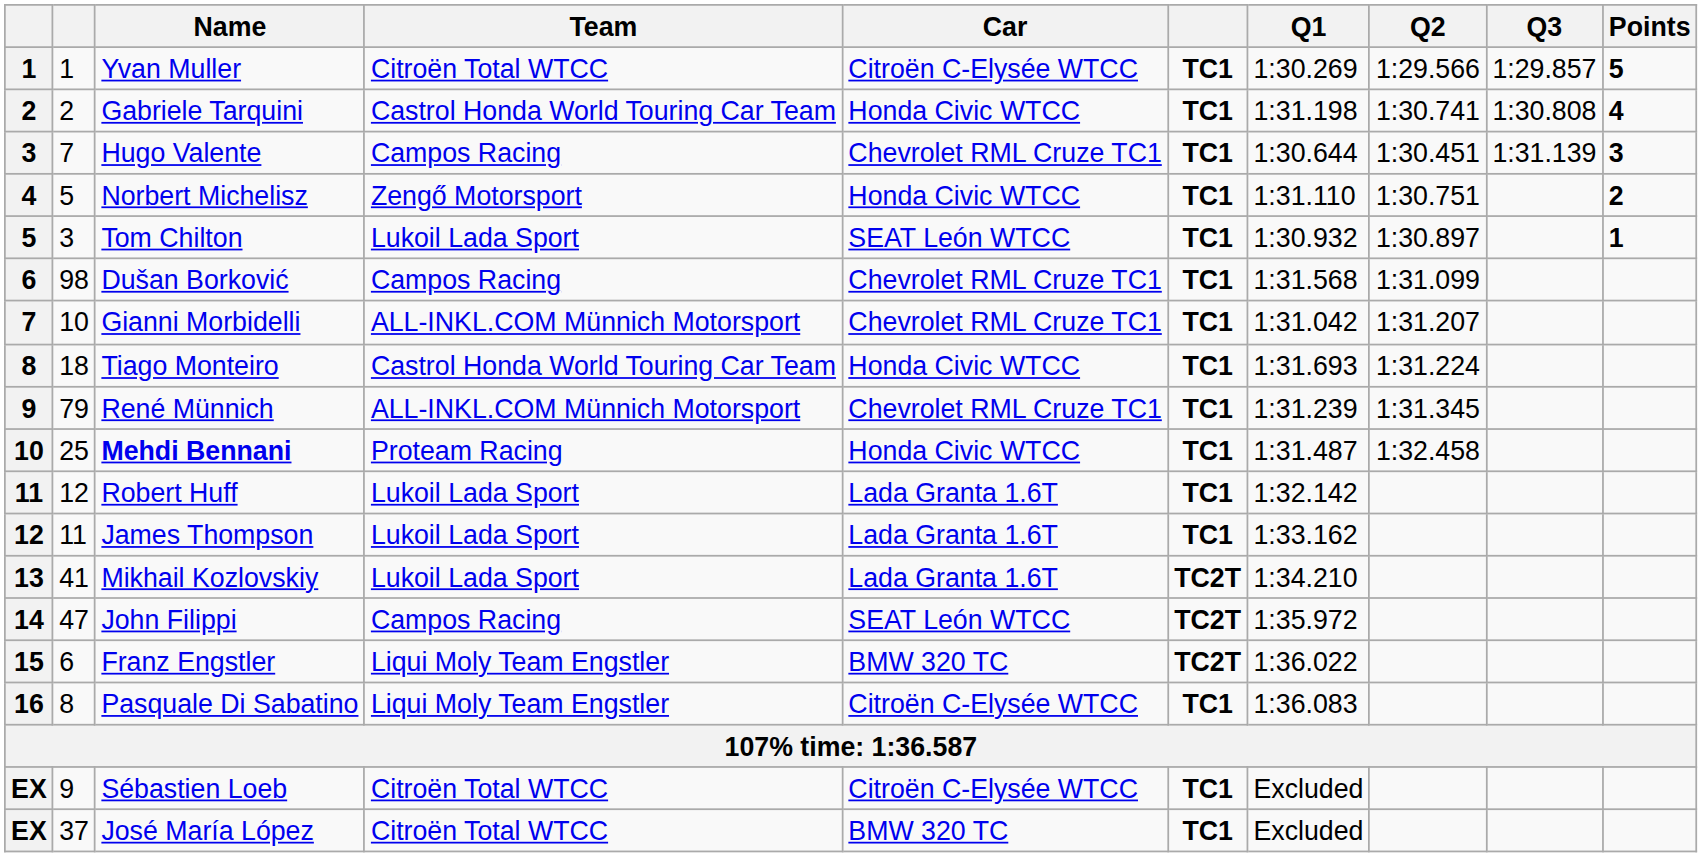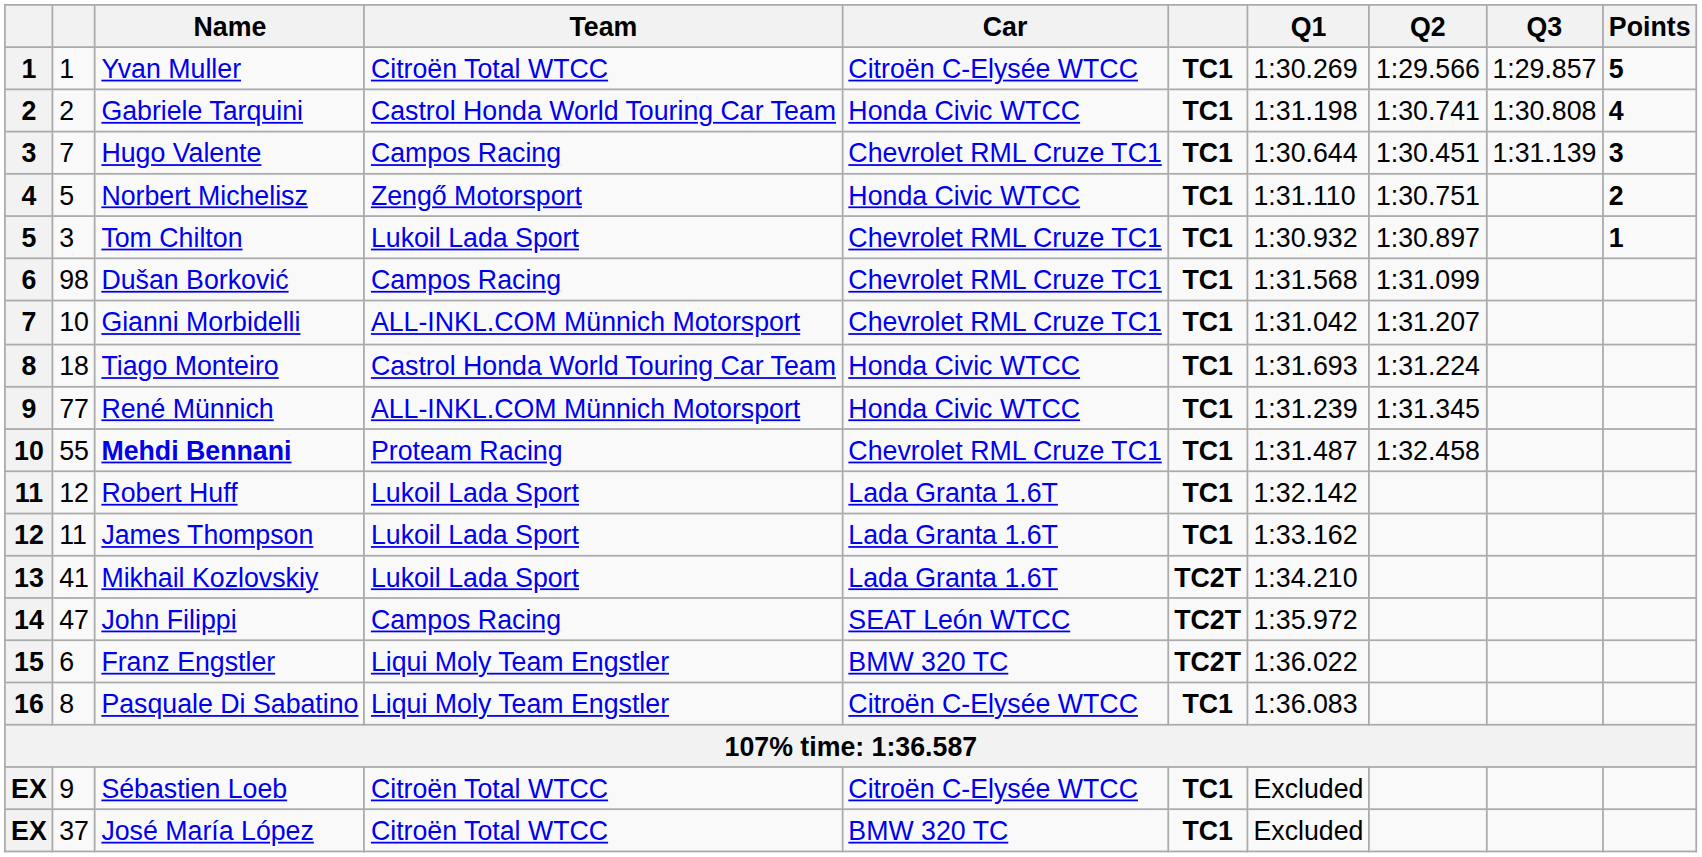(959, 238) SEAT León WTCC -> (1005, 238) Chevrolet RML Cruze TC1
(74, 407) 79 -> (74, 407) 77
(1005, 407) Chevrolet RML Cruze TC1 -> (964, 407) Honda Civic WTCC
(74, 450) 25 -> (74, 450) 55
(964, 450) Honda Civic WTCC -> (1005, 450) Chevrolet RML Cruze TC1
